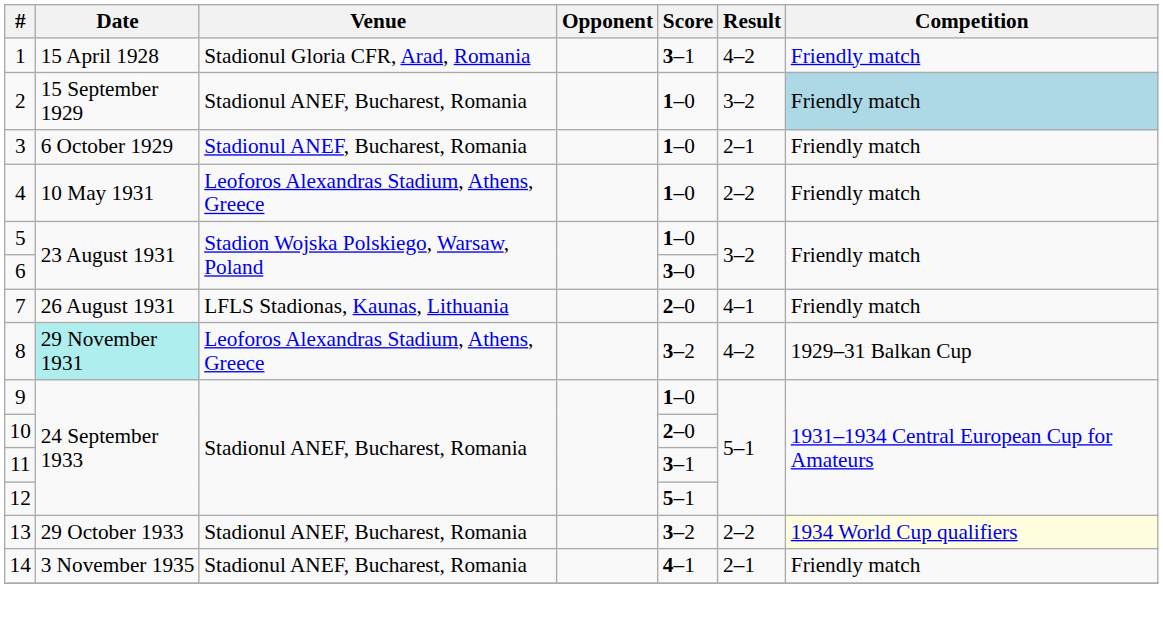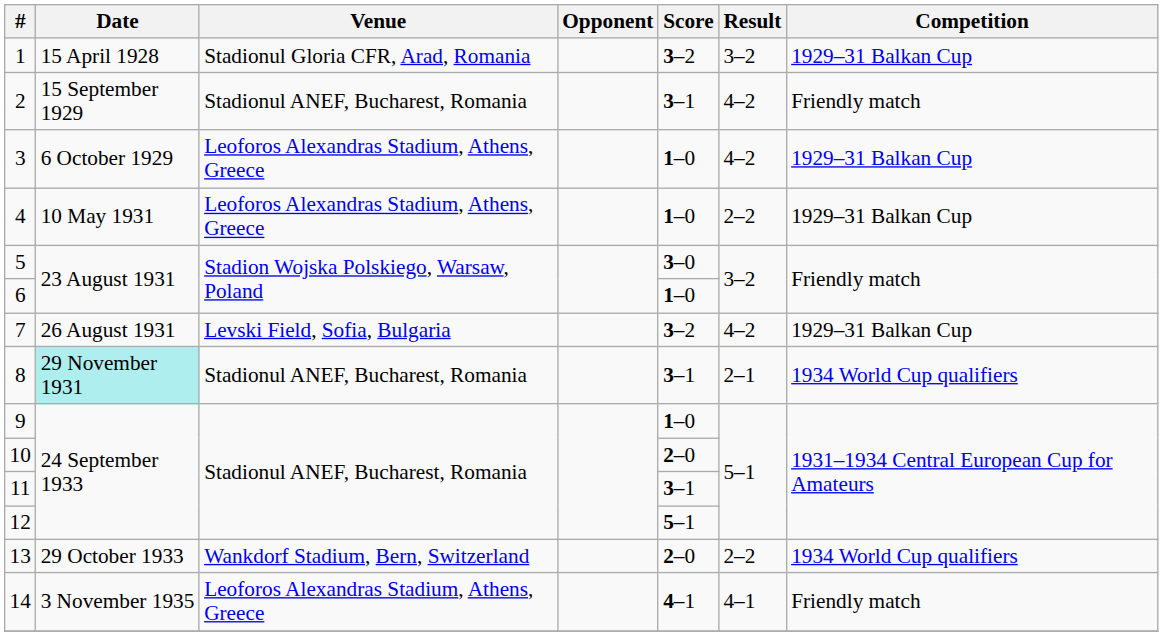(679, 55) 3–1 -> (679, 55) 3–2
(739, 55) 4–2 -> (739, 55) 3–2
(856, 55) Friendly match -> (882, 55) 1929–31 Balkan Cup
(679, 100) 1–0 -> (679, 100) 3–1
(739, 100) 3–2 -> (739, 100) 4–2
(856, 100) lightblue background -> (856, 100) no background
(366, 146) Stadionul ANEF, Bucharest, Romania -> (369, 158) Leoforos Alexandras Stadium, Athens, Greece
(739, 146) 2–1 -> (739, 158) 4–2
(856, 146) Friendly match -> (882, 158) 1929–31 Balkan Cup
(856, 192) Friendly match -> (882, 216) 1929–31 Balkan Cup
(679, 237) 1–0 -> (679, 261) 3–0
(679, 271) 3–0 -> (679, 295) 1–0
(356, 305) LFLS Stadionas, Kaunas, Lithuania -> (327, 329) Levski Field, Sofia, Bulgaria
(679, 305) 2–0 -> (679, 329) 3–2
(739, 305) 4–1 -> (739, 329) 4–2
(856, 305) Friendly match -> (882, 329) 1929–31 Balkan Cup
(369, 351) Leoforos Alexandras Stadium, Athens, Greece -> (366, 375) Stadionul ANEF, Bucharest, Romania
(679, 351) 3–2 -> (679, 375) 3–1
(739, 351) 4–2 -> (739, 375) 2–1
(881, 351) 1929–31 Balkan Cup -> (904, 375) 1934 World Cup qualifiers
(366, 531) Stadionul ANEF, Bucharest, Romania -> (367, 555) Wankdorf Stadium, Bern, Switzerland
(679, 531) 3–2 -> (679, 555) 2–0
(904, 531) lightyellow background -> (904, 555) no background
(366, 565) Stadionul ANEF, Bucharest, Romania -> (369, 601) Leoforos Alexandras Stadium, Athens, Greece
(739, 565) 2–1 -> (739, 601) 4–1
